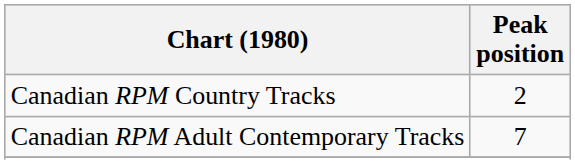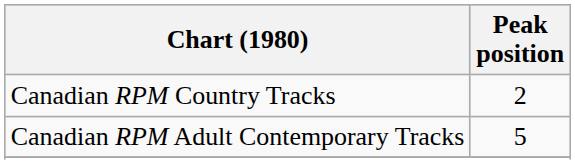(520, 136) 7 -> (520, 136) 5
